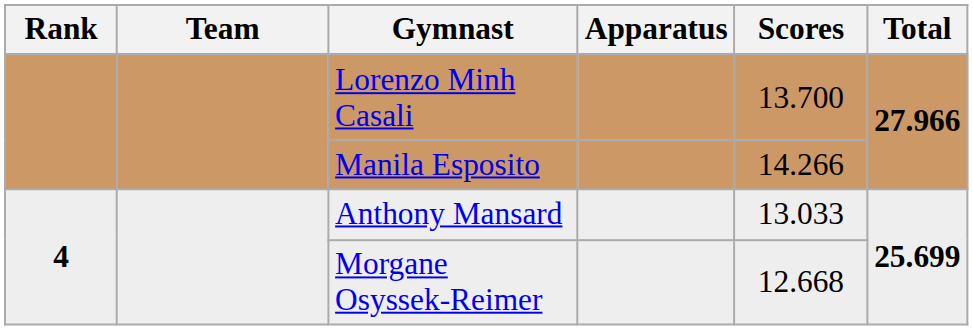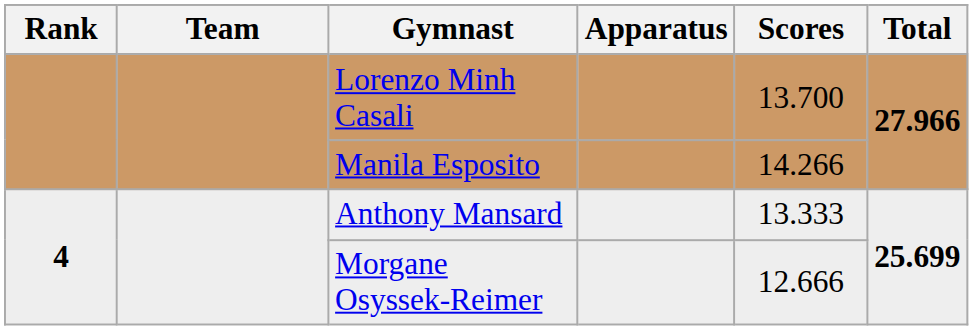(801, 213) 13.033 -> (801, 213) 13.333
(801, 281) 12.668 -> (801, 281) 12.666
